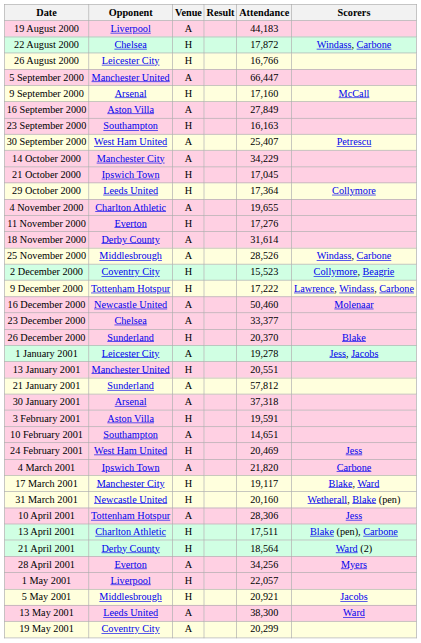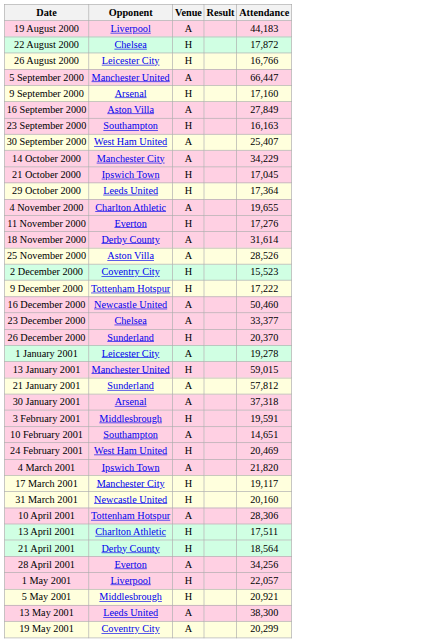- column: (354, 12)
(131, 256) Middlesbrough -> (131, 256) Aston Villa
(264, 369) 20,551 -> (264, 369) 59,015
(131, 418) Aston Villa -> (131, 418) Middlesbrough
